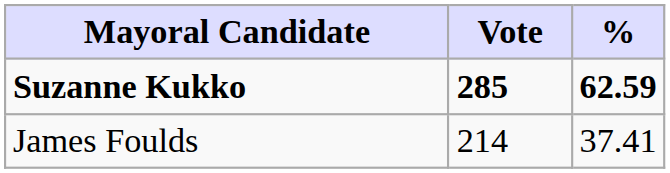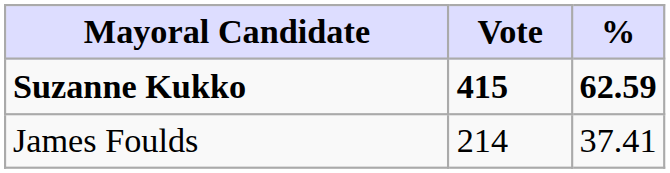(482, 85) 285 -> (482, 85) 415
